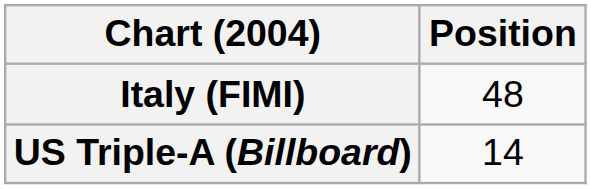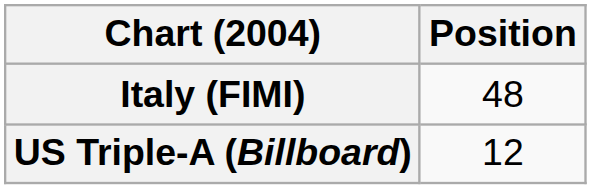(503, 152) 14 -> (503, 152) 12
